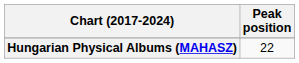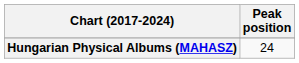(267, 48) 22 -> (267, 48) 24
